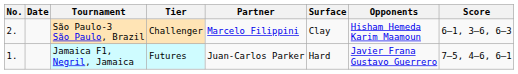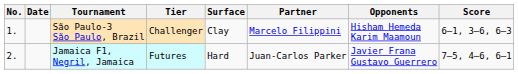columns swapped: (328, 12) <-> (256, 12)
(12, 31) 2. -> (12, 31) 1.
(12, 56) 1. -> (12, 56) 2.
